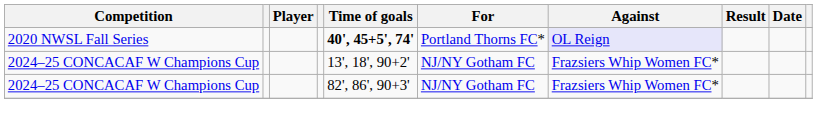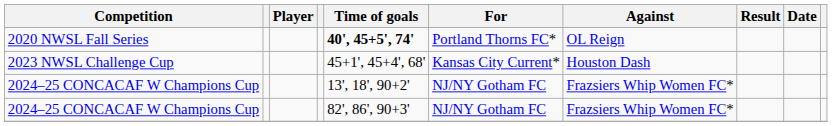(581, 39) lavender background -> (595, 39) no background
+ row: (91, 62)
